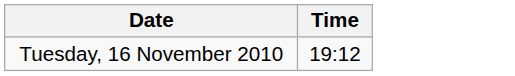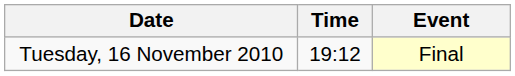+ column: (441, 20)
